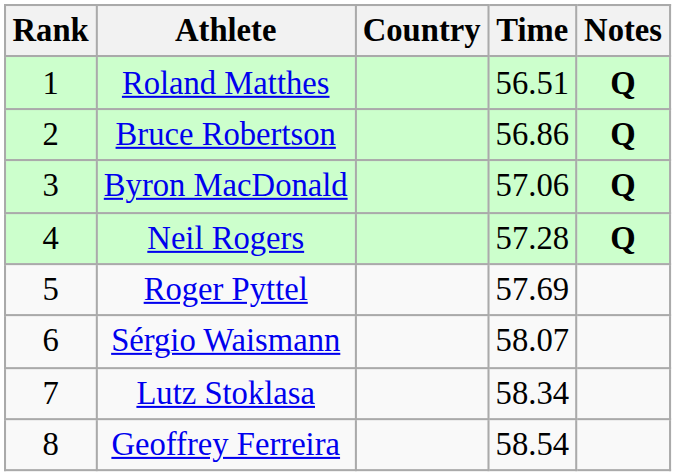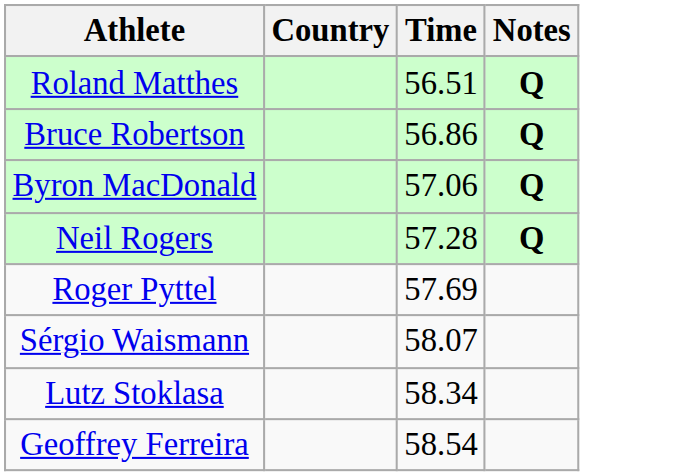- column: (51, 30)
